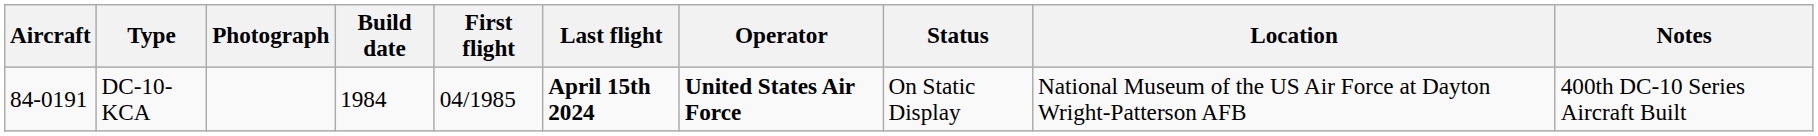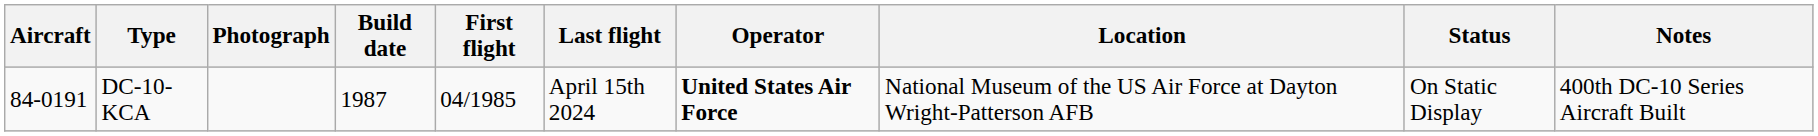columns swapped: (1294, 35) <-> (958, 35)
(363, 98) 1984 -> (364, 98) 1987
(599, 98) bold -> (597, 98) normal
